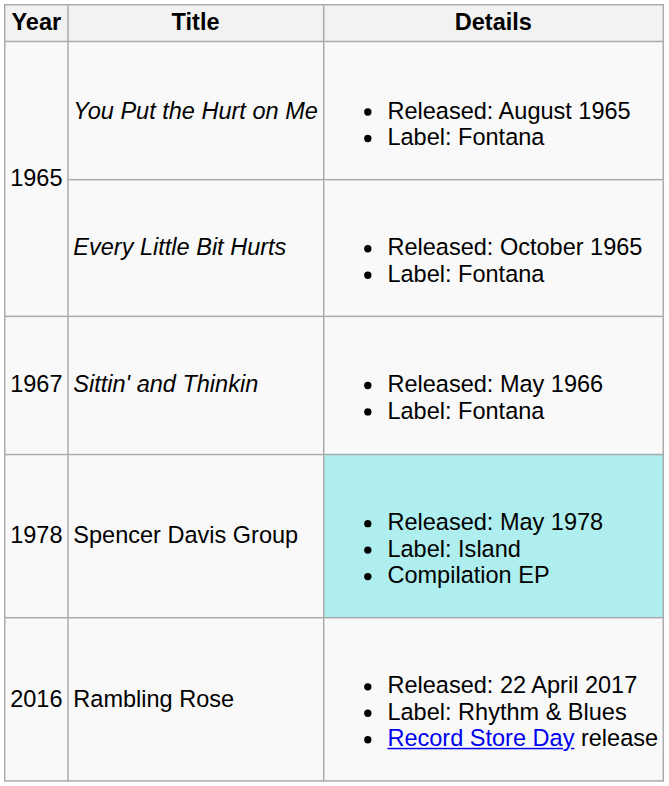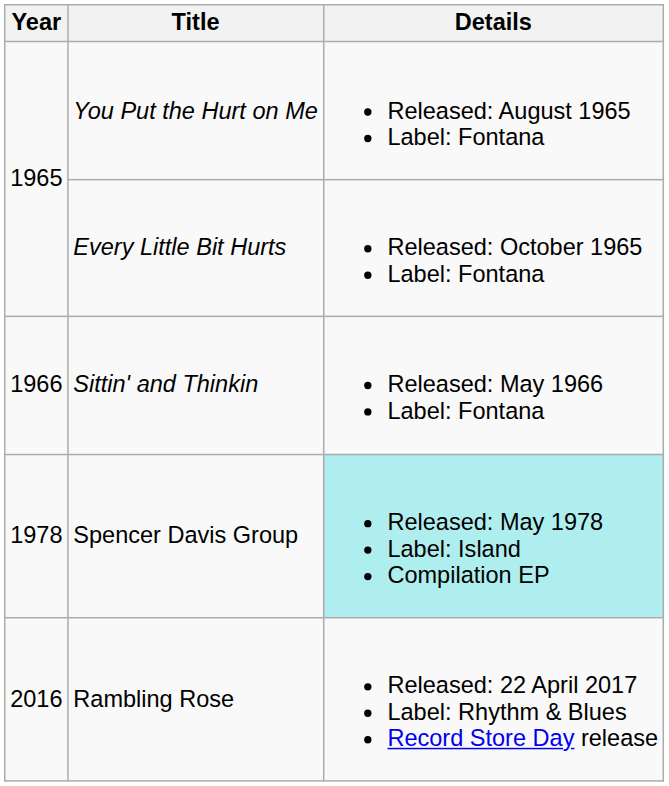(36, 384) 1967 -> (36, 384) 1966
